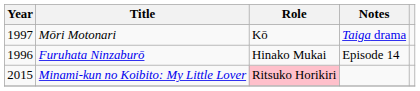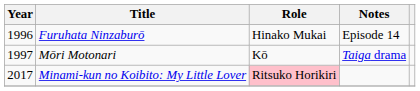rows swapped: (92, 55) <-> (77, 34)
(20, 75) 2015 -> (20, 75) 2017
